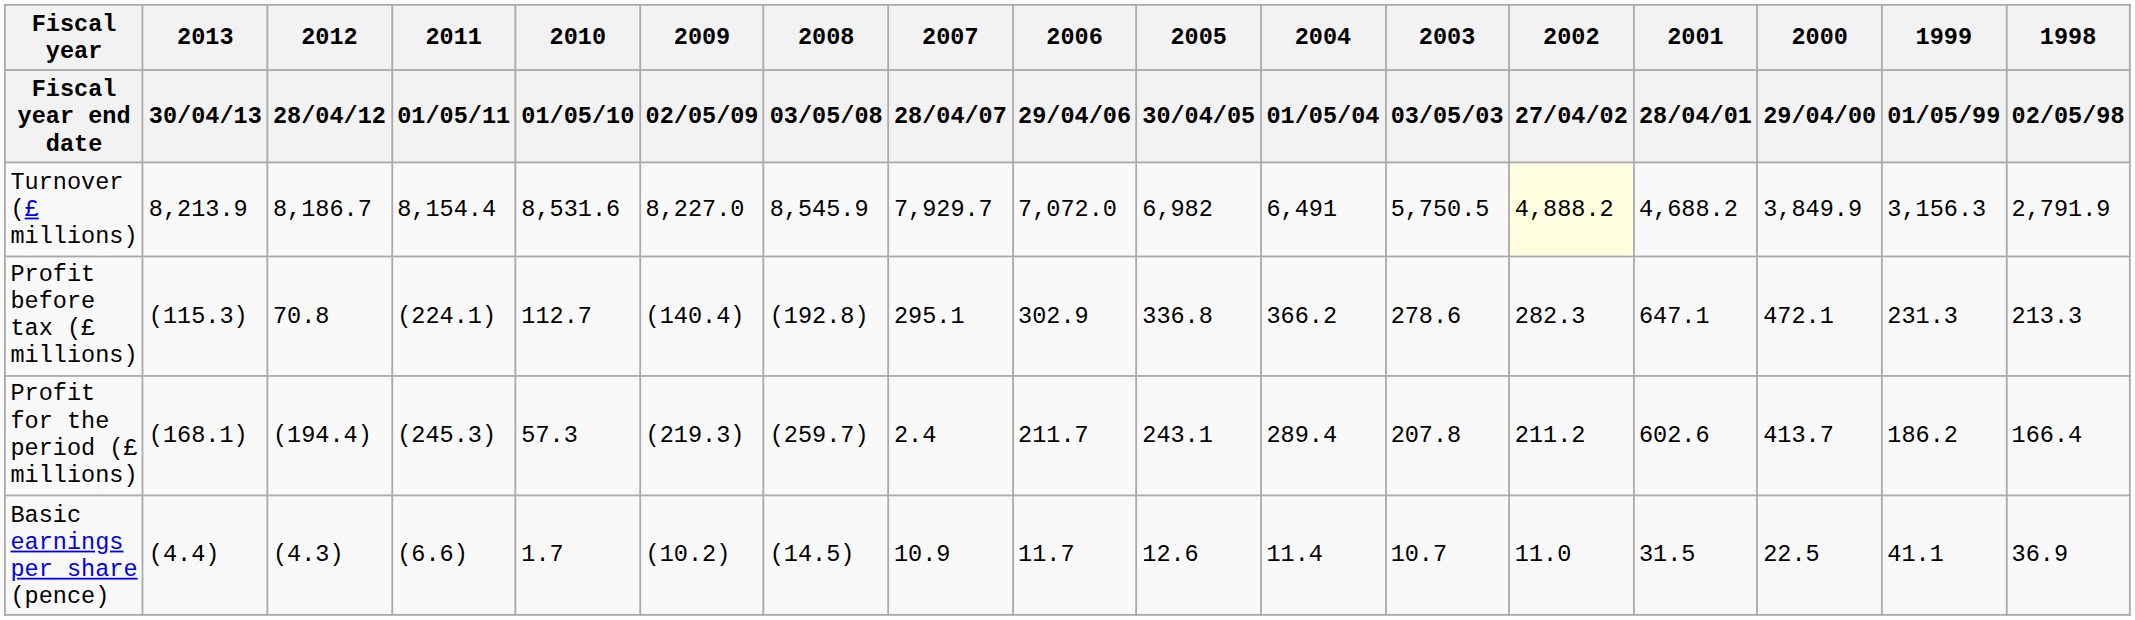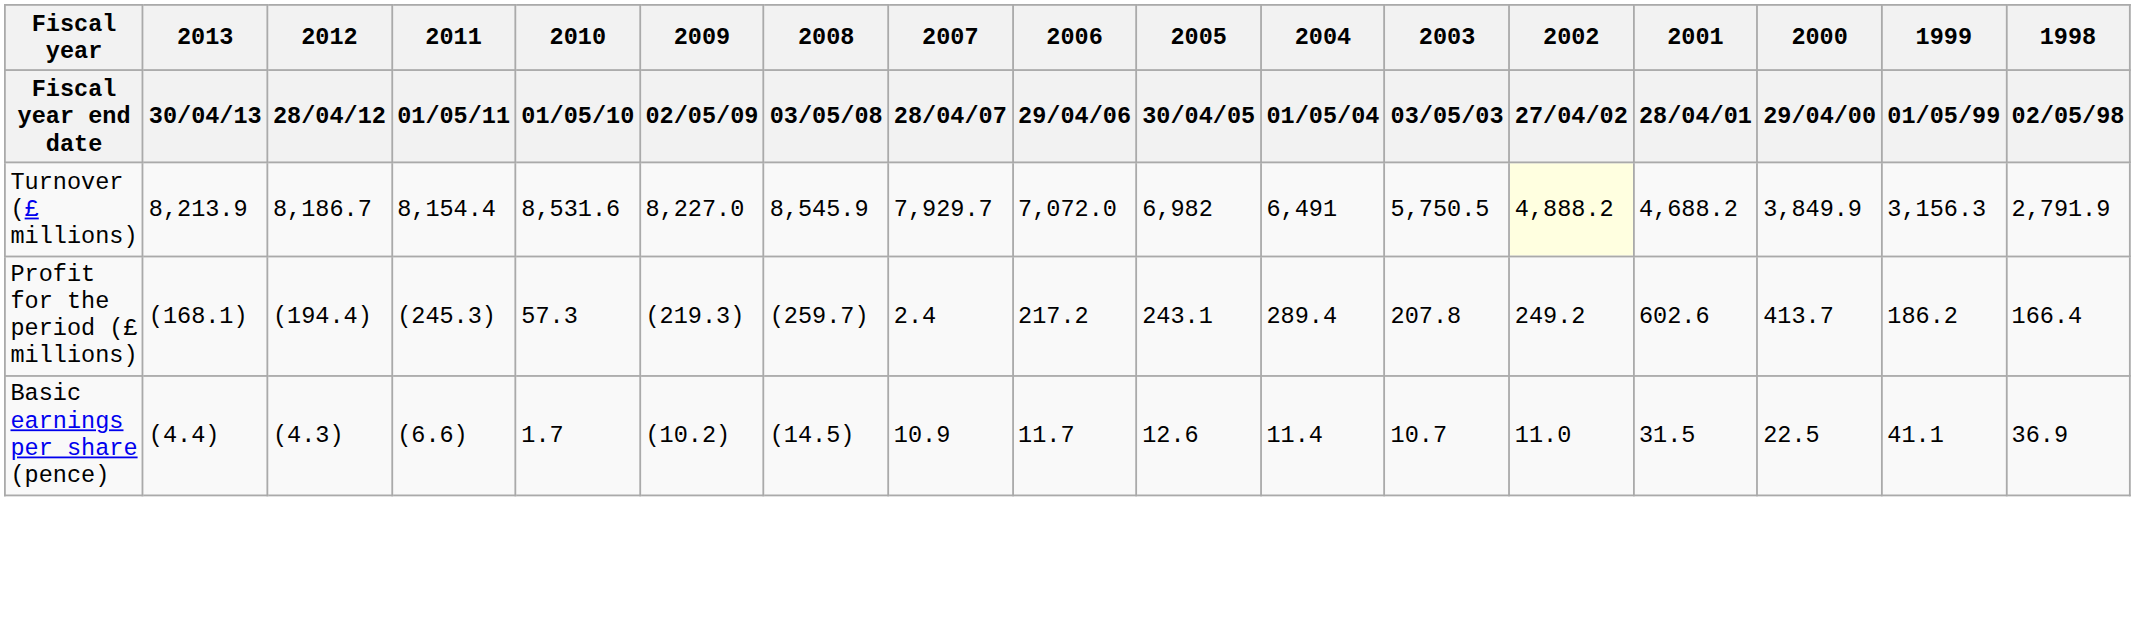- row: (74, 316)
(1053, 435) 211.7 -> (1053, 316) 217.2
(1550, 435) 211.2 -> (1550, 316) 249.2
